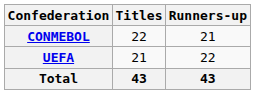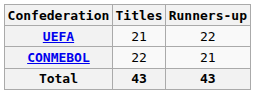rows swapped: (58, 36) <-> (58, 57)
